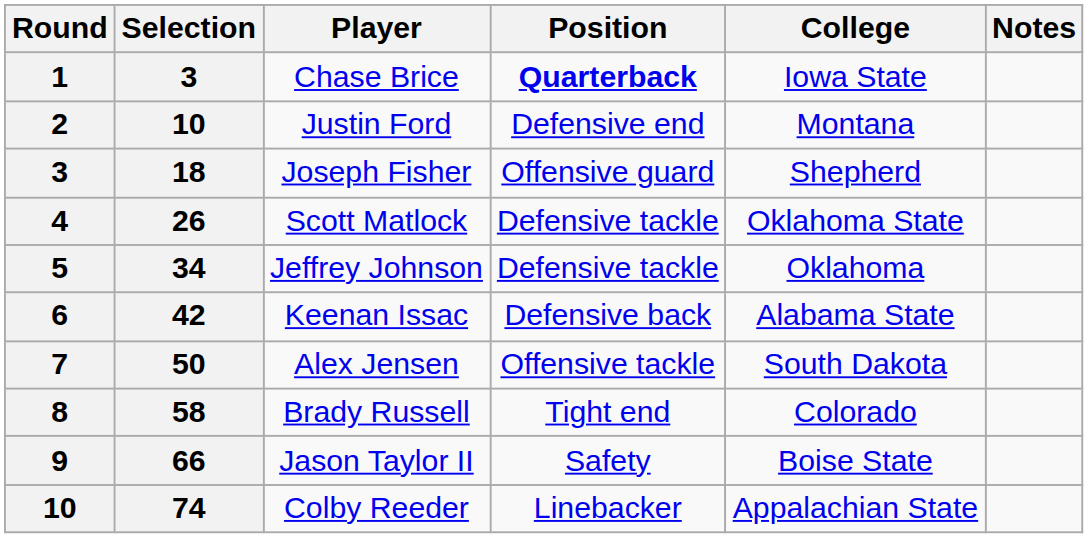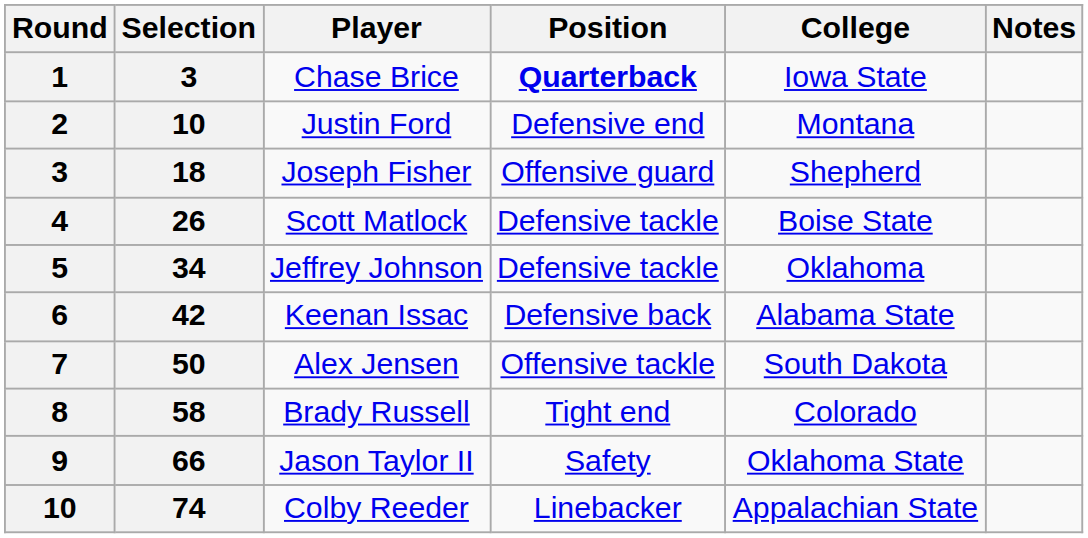(855, 220) Oklahoma State -> (855, 220) Boise State
(855, 460) Boise State -> (855, 460) Oklahoma State
